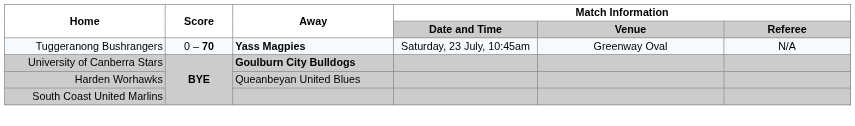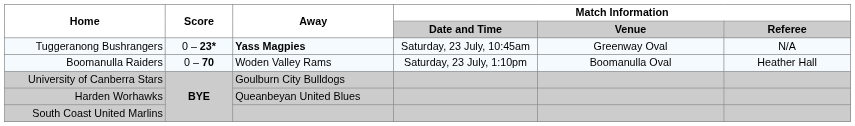(199, 46) 0 – 70 -> (199, 46) 0 – 23*
+ row: (115, 63)
(295, 63) bold -> (290, 79) normal
